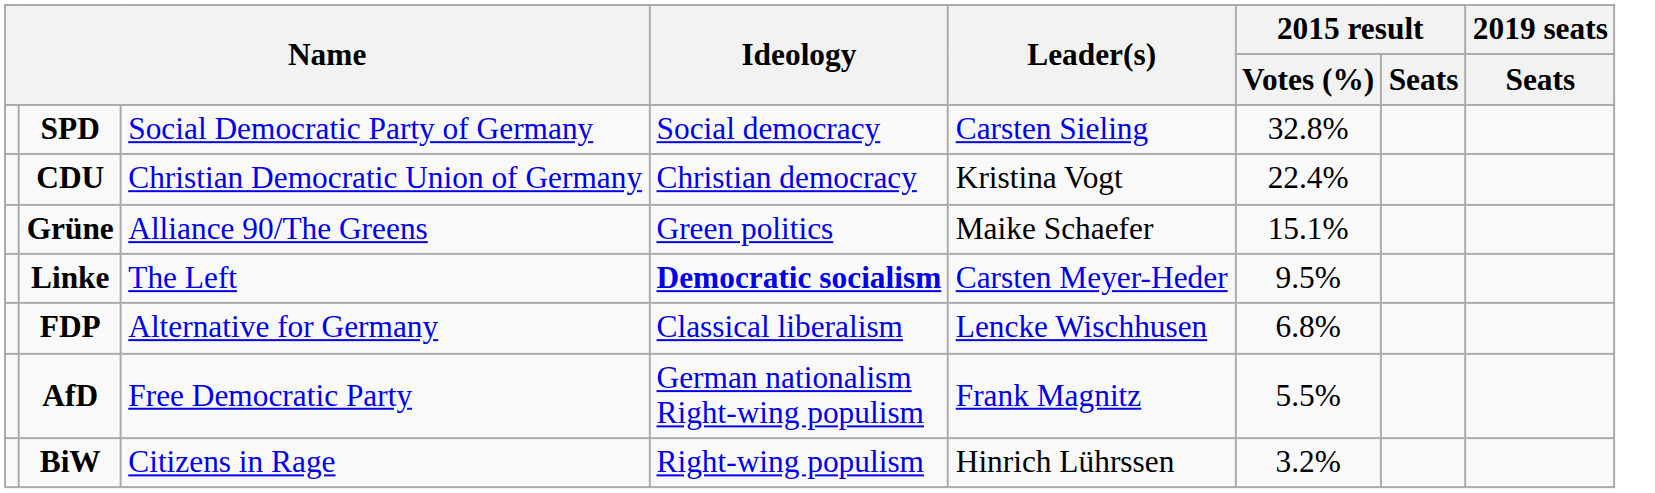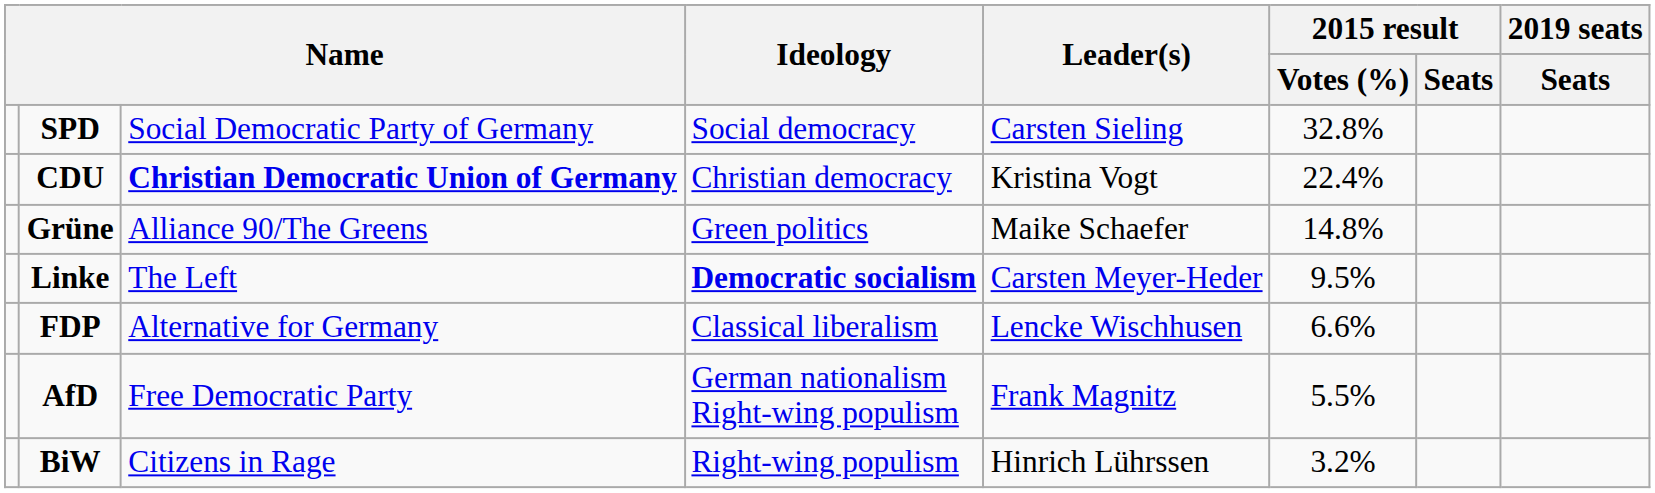(385, 178) normal -> (403, 178) bold
(1308, 228) 15.1% -> (1343, 228) 14.8%
(1308, 327) 6.8% -> (1343, 327) 6.6%
